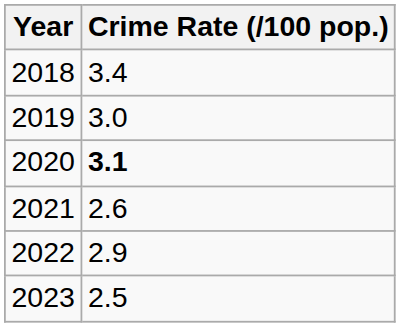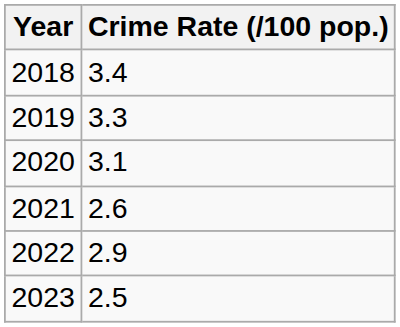(108, 117) 3.0 -> (108, 117) 3.3
(108, 162) bold -> (108, 162) normal
